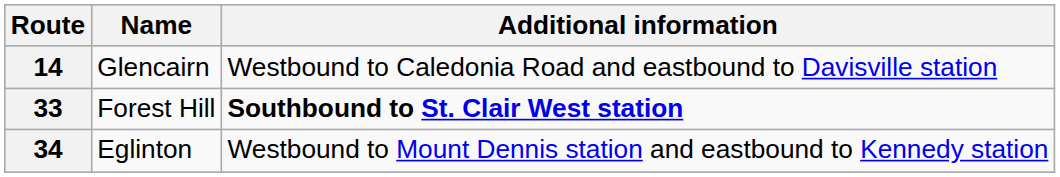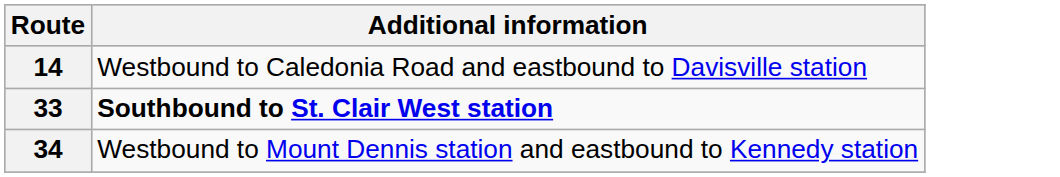- column: (156, 25)
